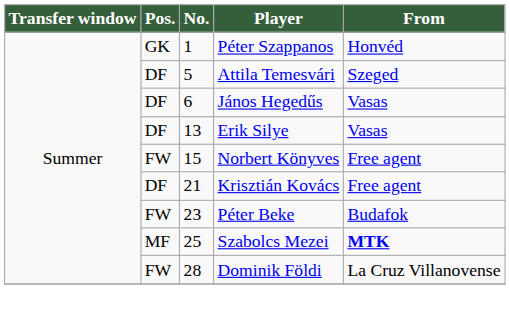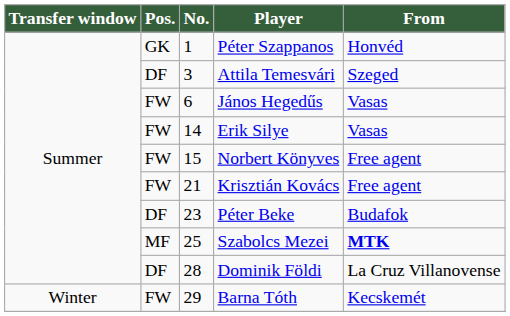(188, 74) 5 -> (188, 74) 3
(156, 102) DF -> (158, 102) FW
(156, 130) DF -> (158, 130) FW
(192, 130) 13 -> (192, 130) 14
(156, 185) DF -> (158, 185) FW
(158, 213) FW -> (156, 213) DF
(158, 269) FW -> (156, 269) DF
+ row: (257, 297)
